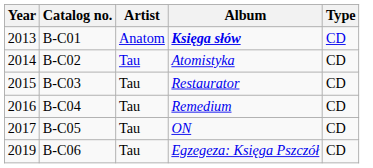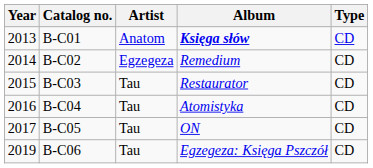(130, 60) Tau -> (146, 60) Egzegeza
(203, 60) Atomistyka -> (210, 60) Remedium
(201, 106) Remedium -> (212, 106) Atomistyka
